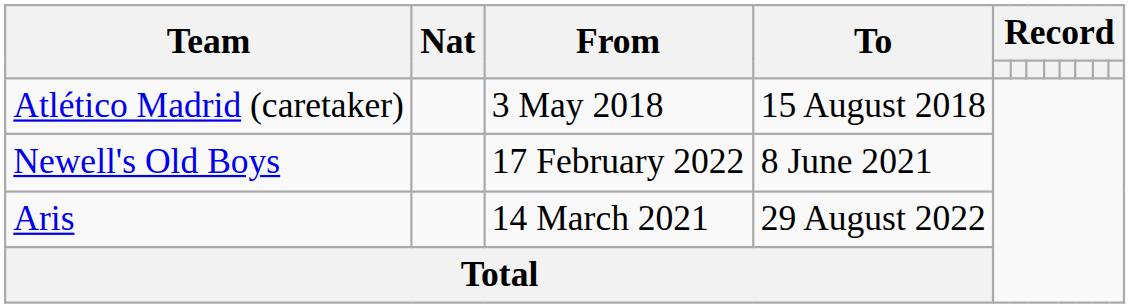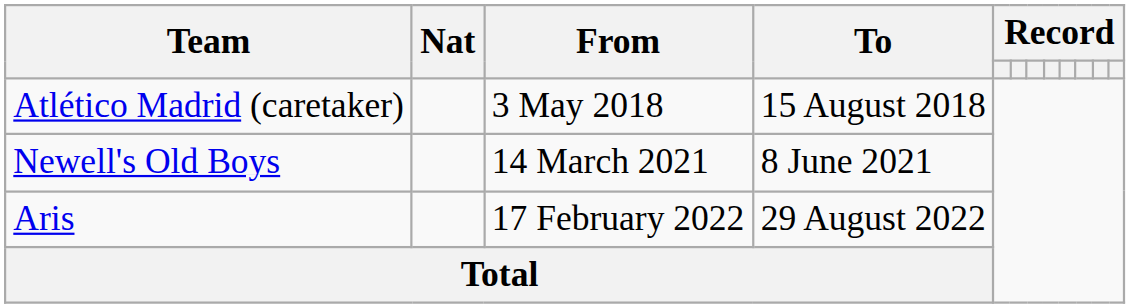(618, 161) 17 February 2022 -> (600, 161) 14 March 2021
(600, 218) 14 March 2021 -> (618, 218) 17 February 2022
